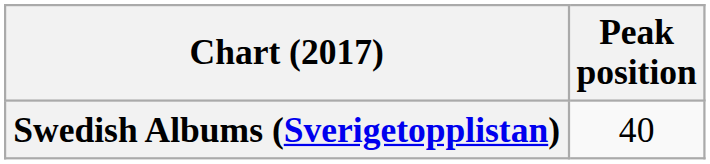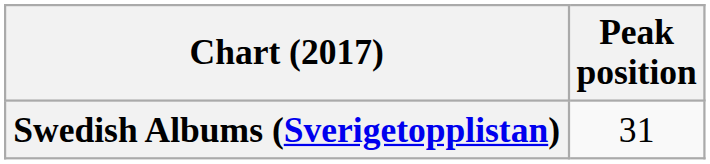(637, 128) 40 -> (637, 128) 31
